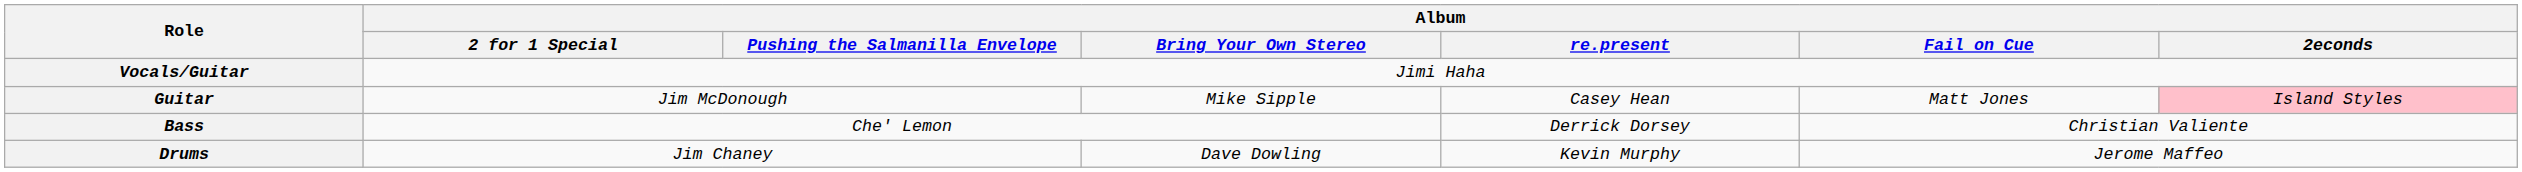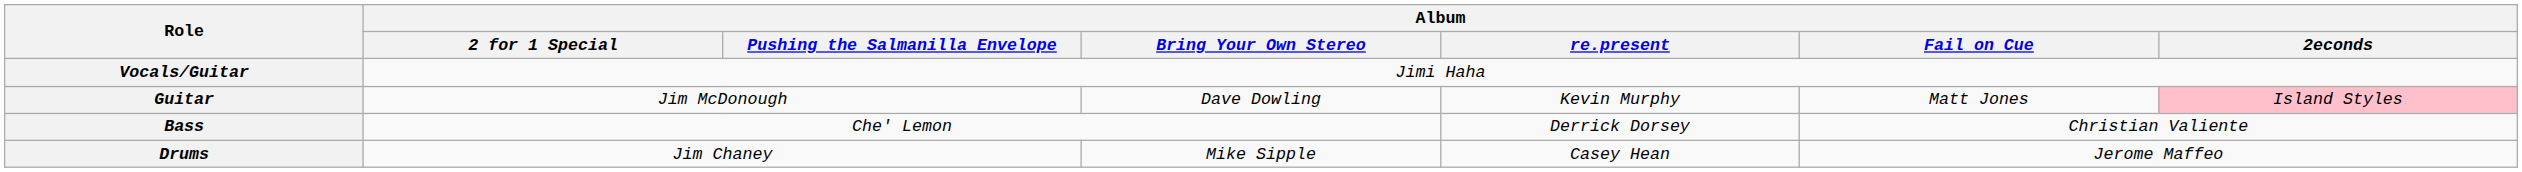(1261, 100) Mike Sipple -> (1261, 100) Dave Dowling
(1620, 100) Casey Hean -> (1620, 100) Kevin Murphy
(1261, 154) Dave Dowling -> (1261, 154) Mike Sipple
(1620, 154) Kevin Murphy -> (1620, 154) Casey Hean
